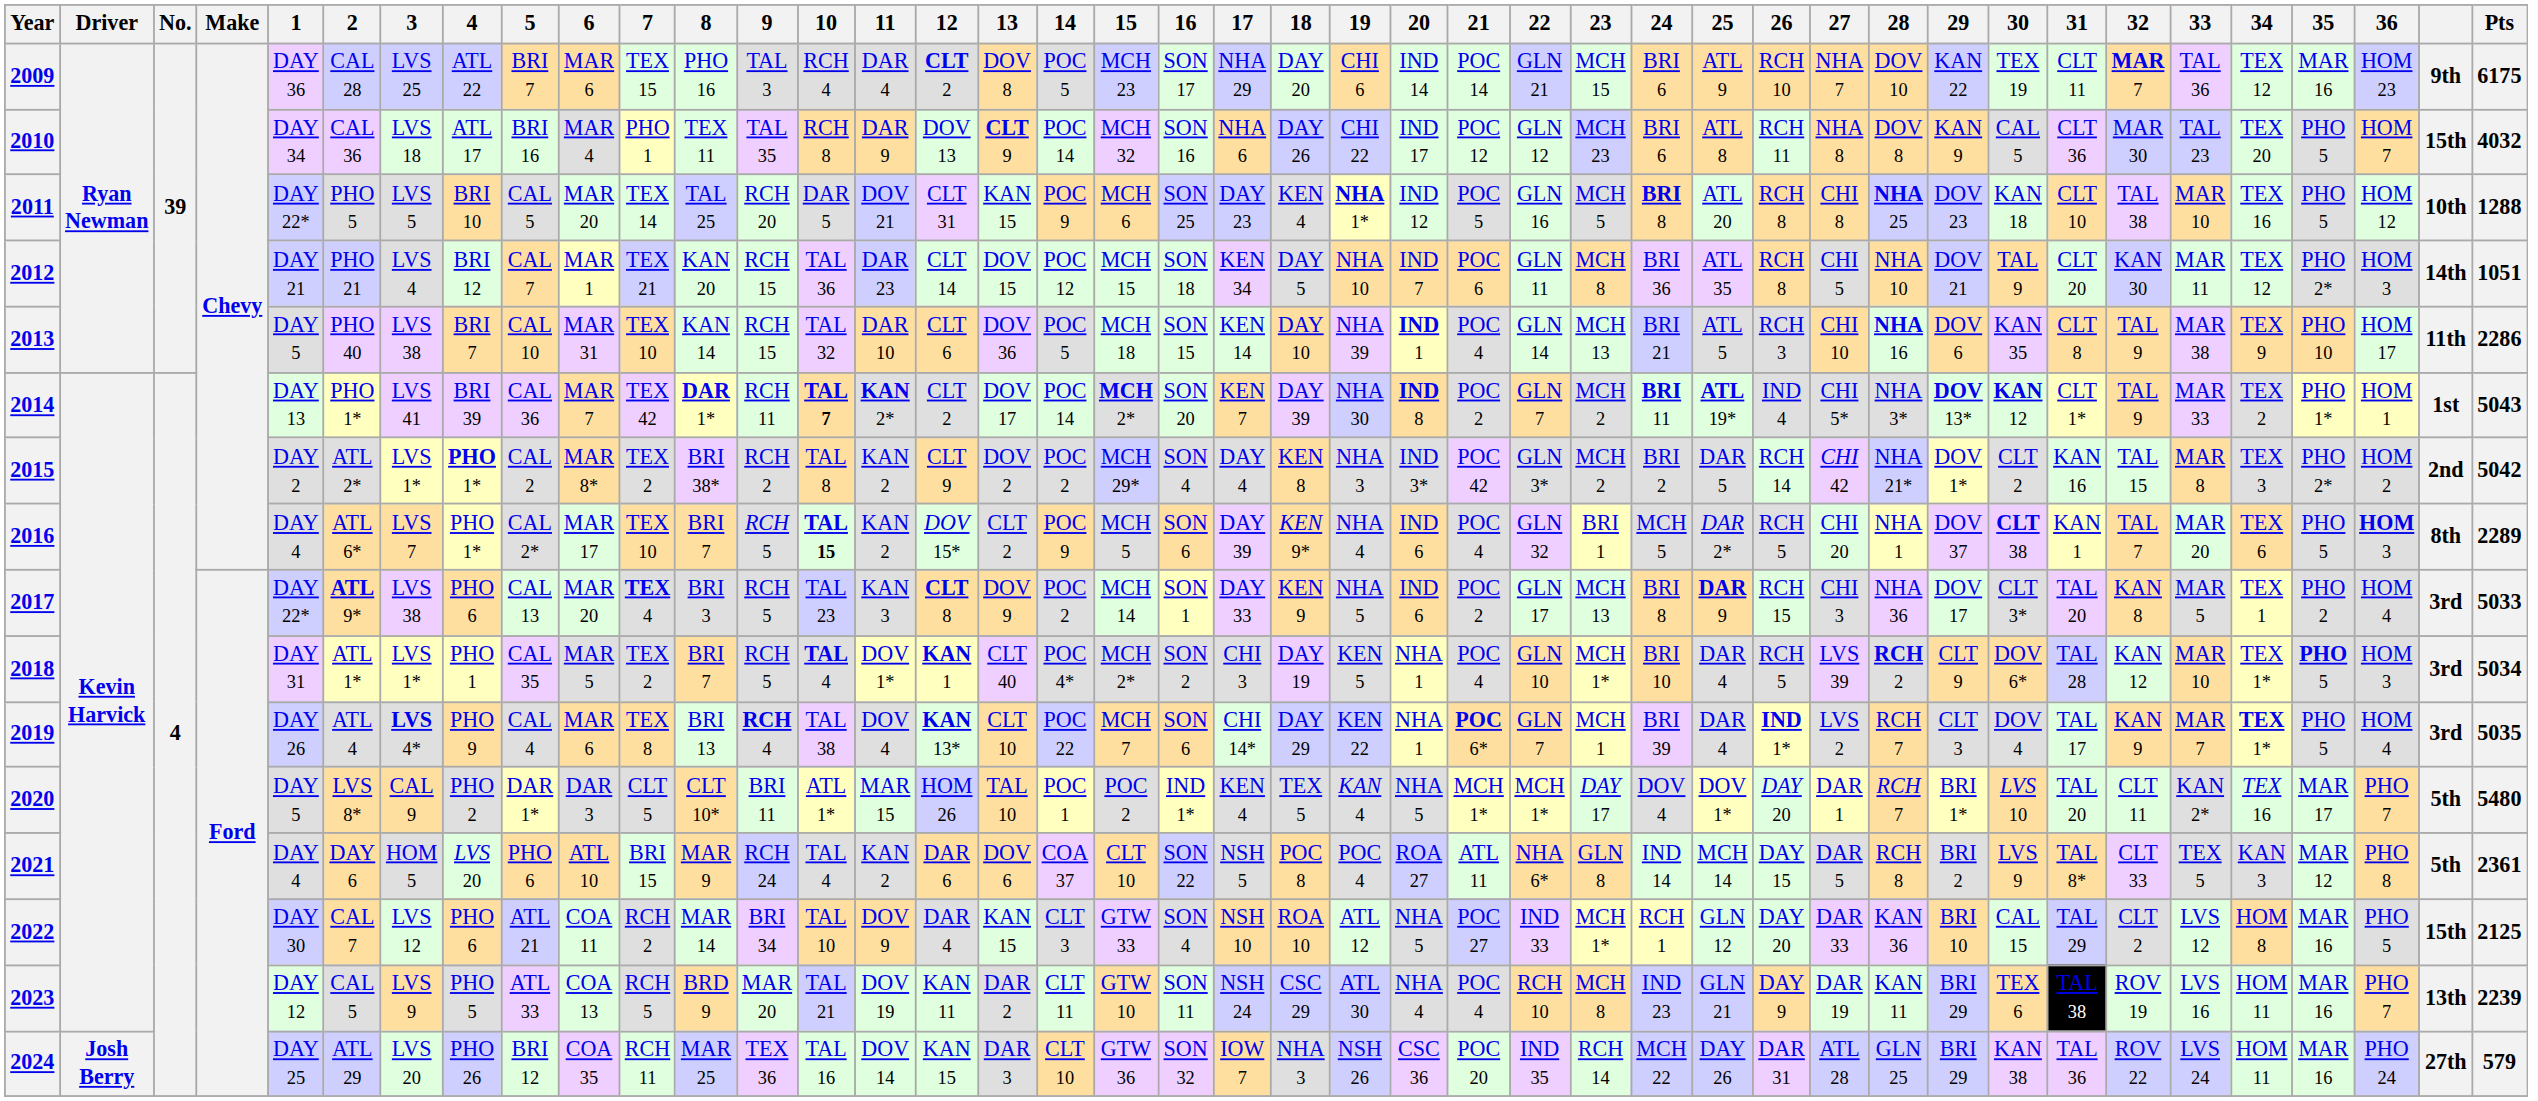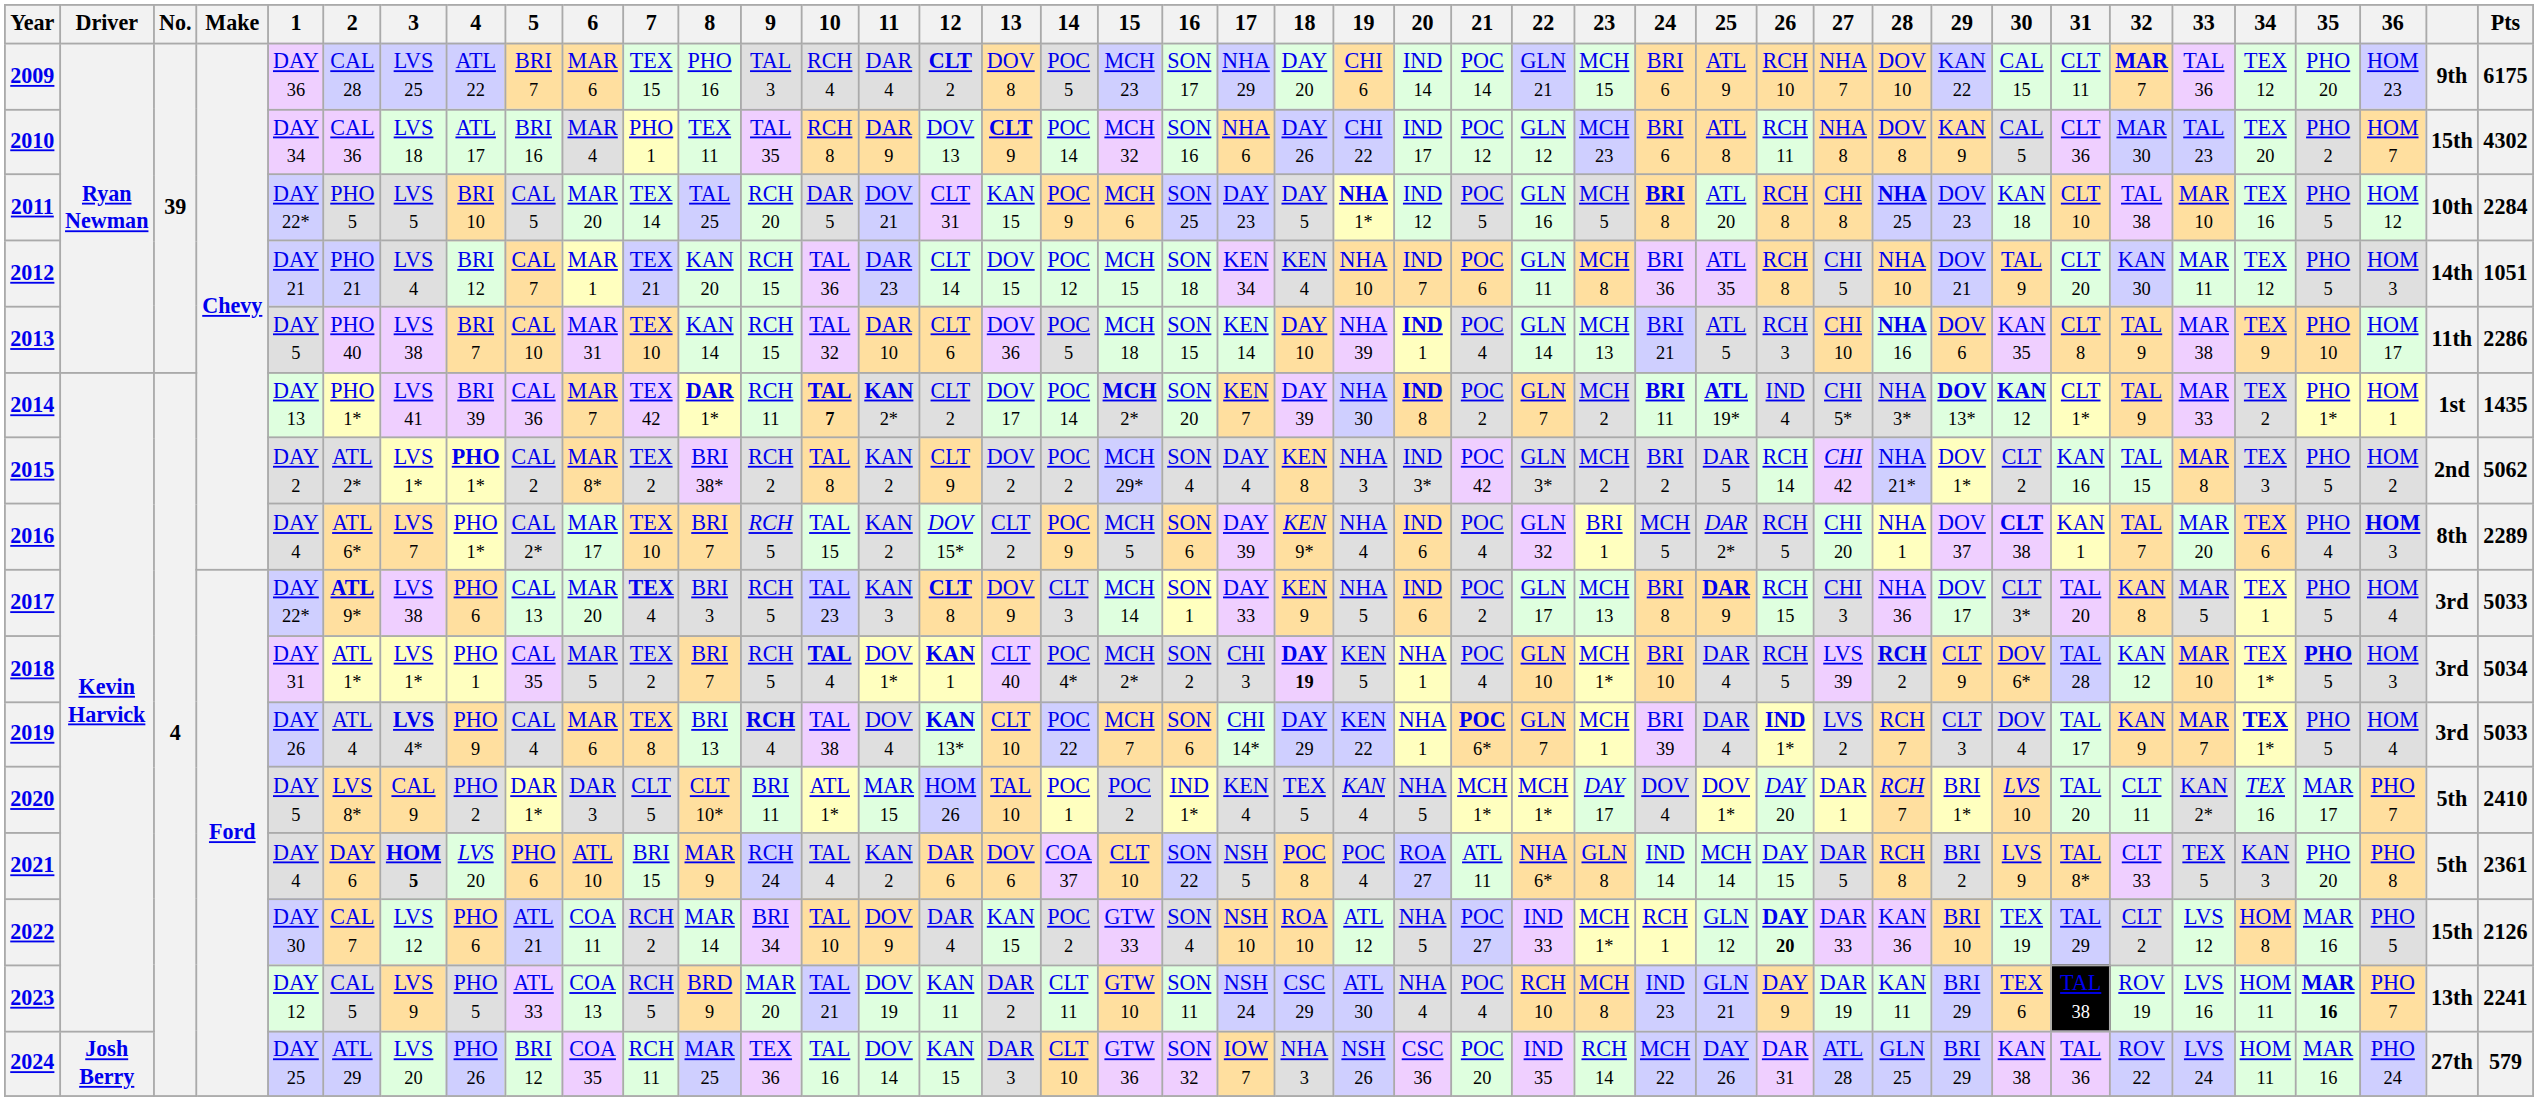(2018, 74) TEX 19 -> (2022, 74) CAL 15
(2323, 74) MAR 16 -> (2328, 74) PHO 20
(2323, 140) PHO 5 -> (2328, 140) PHO 2
(2499, 141) 4032 -> (2505, 141) 4302
(1301, 206) KEN 4 -> (1304, 206) DAY 5
(2499, 207) 1288 -> (2505, 207) 2284
(1301, 272) DAY 5 -> (1304, 272) KEN 4
(2323, 272) PHO 2* -> (2328, 272) PHO 5
(2499, 404) 5043 -> (2505, 404) 1435
(2323, 469) PHO 2* -> (2328, 469) PHO 5
(2499, 470) 5042 -> (2505, 470) 5062
(826, 536) bold -> (830, 535) normal
(2323, 535) PHO 5 -> (2328, 535) PHO 4
(1065, 601) POC 2 -> (1069, 601) CLT 3
(2323, 601) PHO 2 -> (2328, 601) PHO 5
(1301, 667) normal -> (1304, 668) bold
(2499, 734) 5035 -> (2505, 734) 5033
(2499, 799) 5480 -> (2505, 799) 2410
(412, 864) normal -> (414, 865) bold
(2323, 864) MAR 12 -> (2328, 864) PHO 20
(1065, 930) CLT 3 -> (1069, 930) POC 2
(1782, 930) normal -> (1785, 931) bold
(2018, 930) CAL 15 -> (2022, 930) TEX 19
(2499, 931) 2125 -> (2505, 931) 2126
(2323, 996) normal -> (2328, 997) bold
(2499, 997) 2239 -> (2505, 997) 2241
